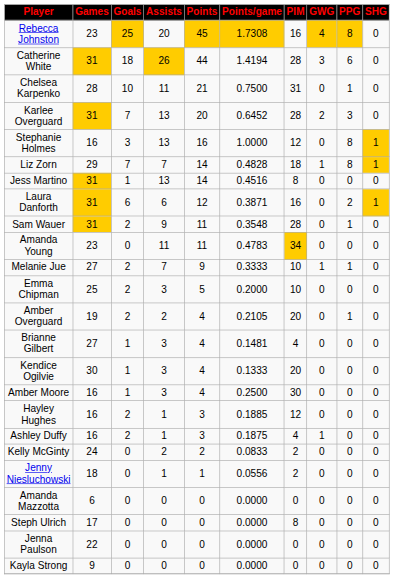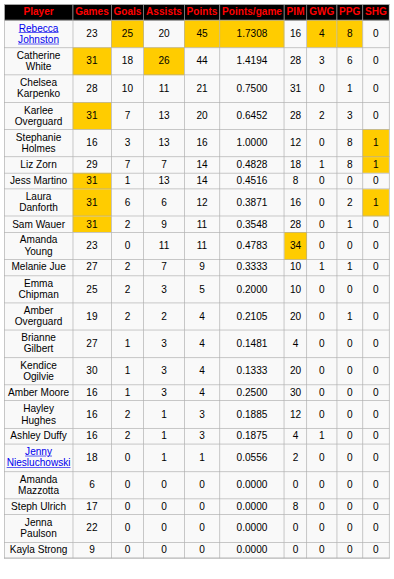- row: (39, 452)
